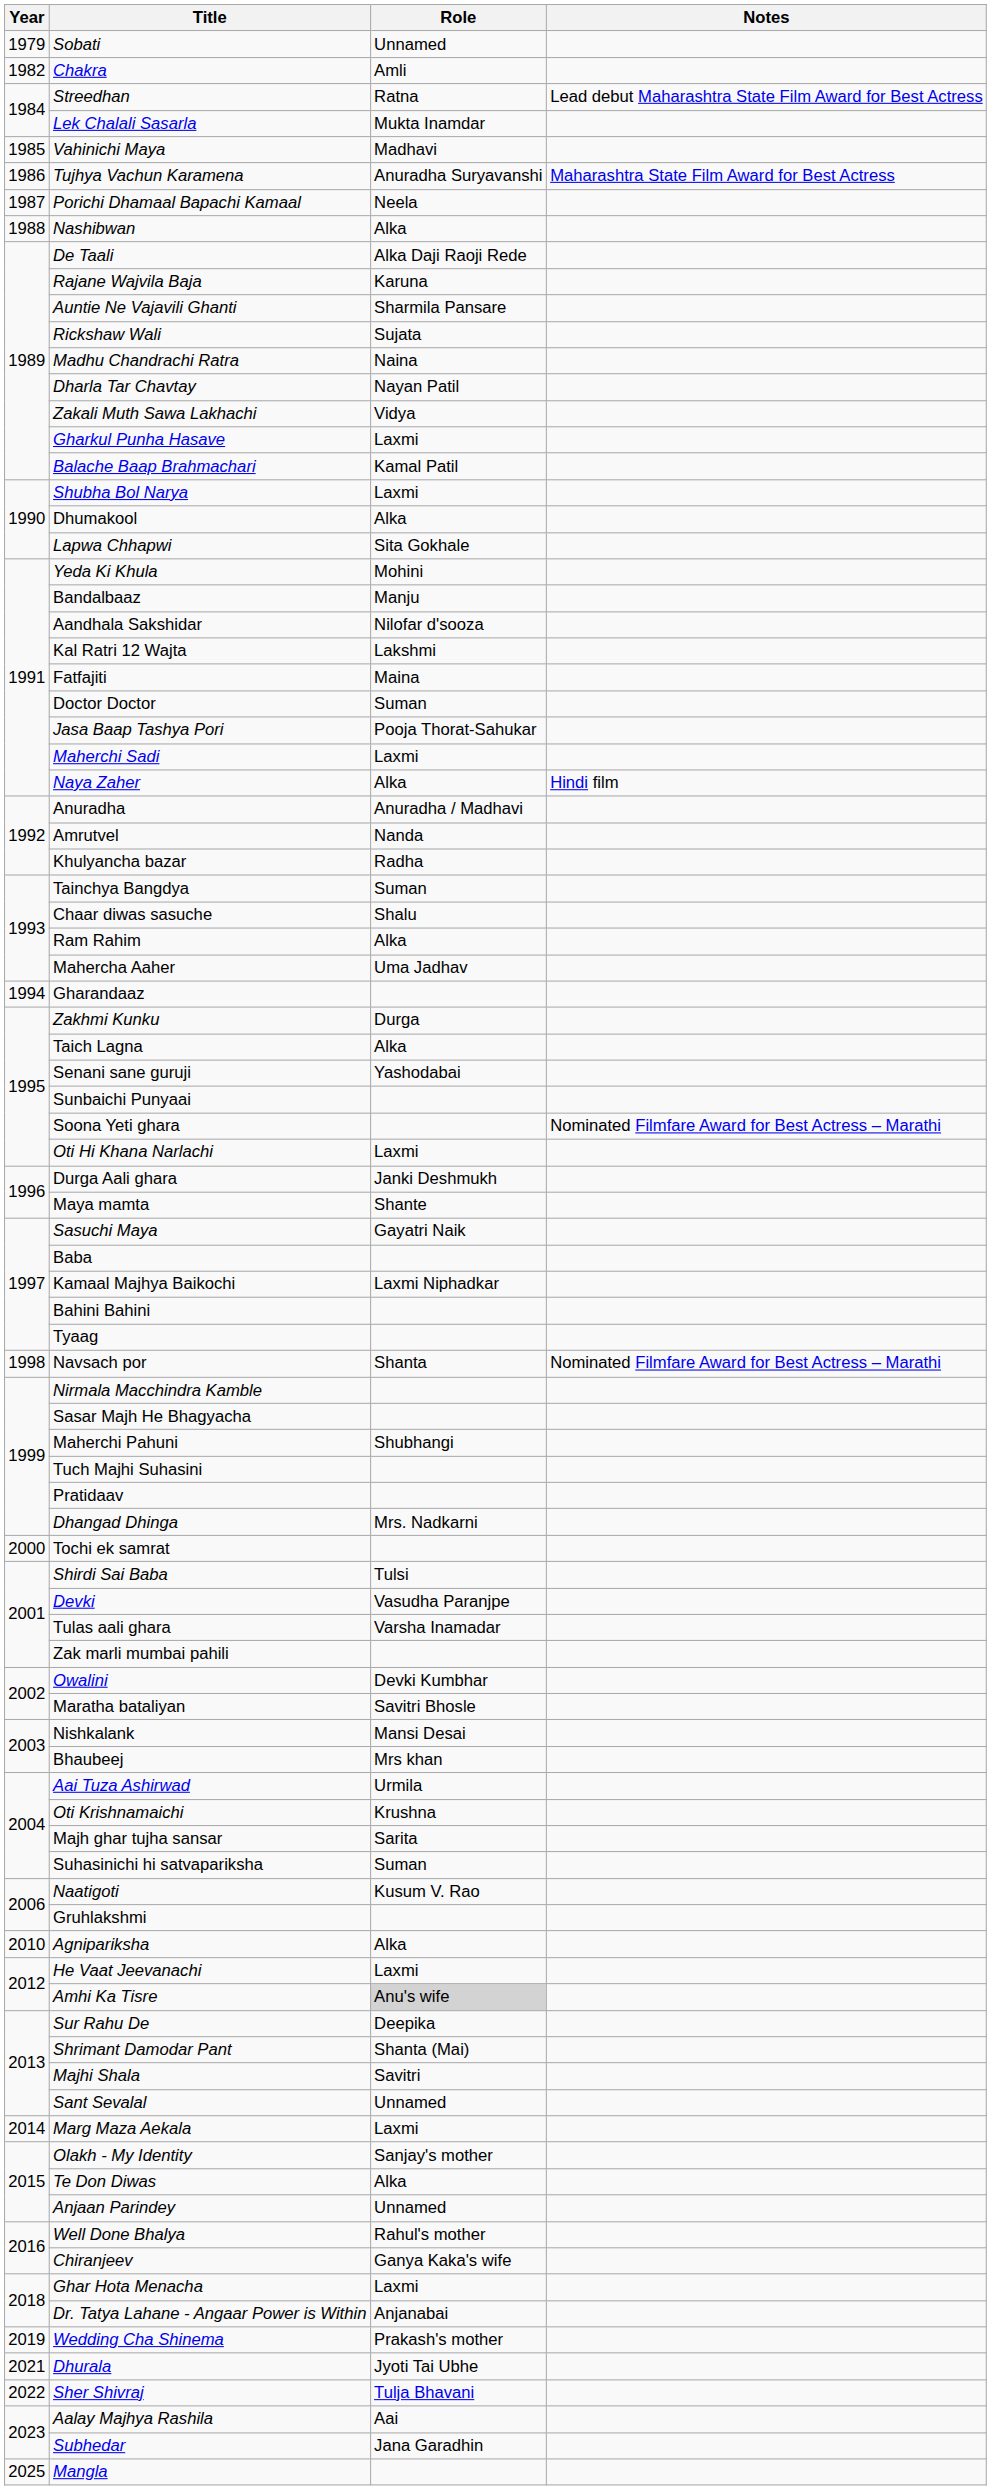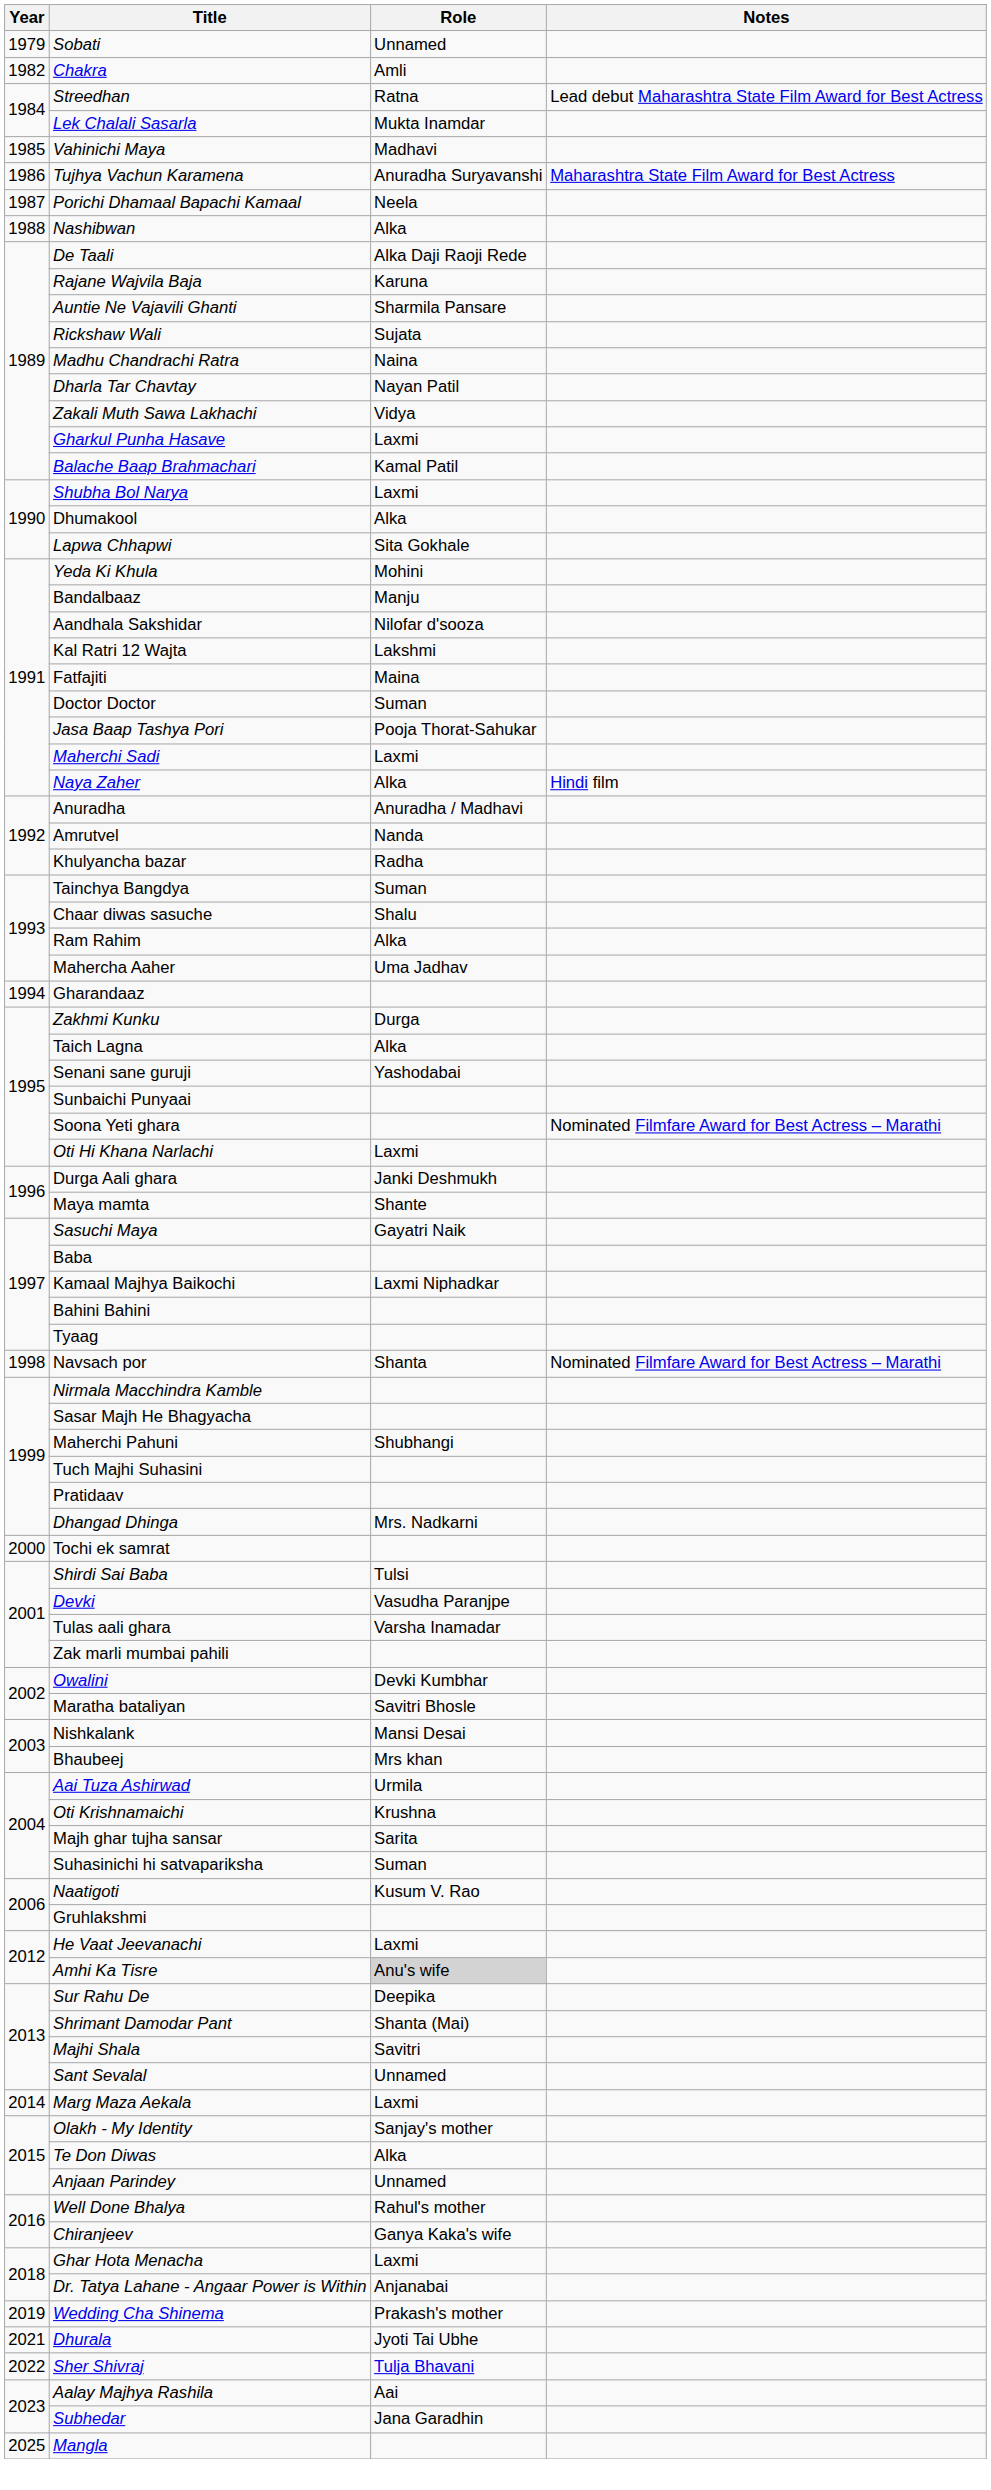- row: (101, 1944)
